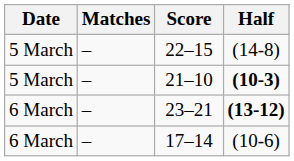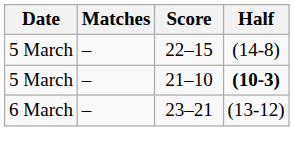(256, 110) bold -> (256, 110) normal
- row: (189, 140)
